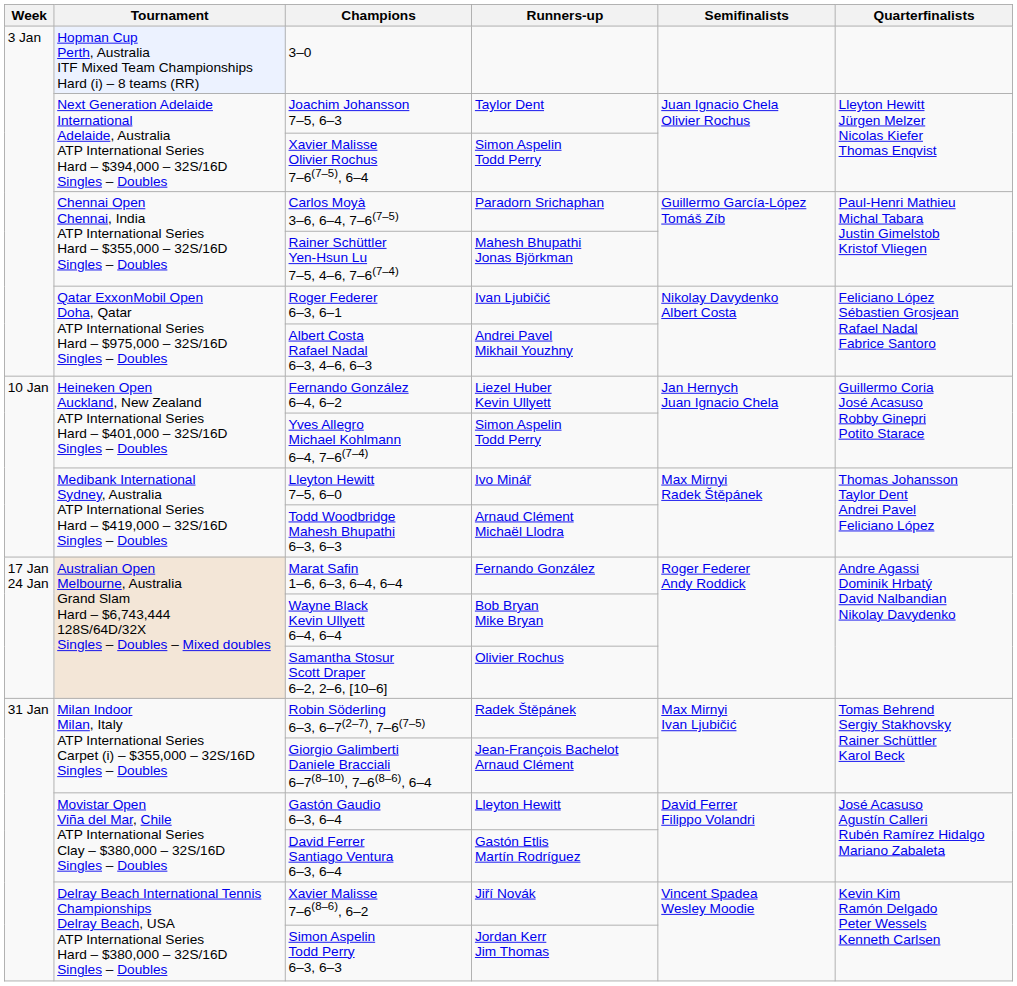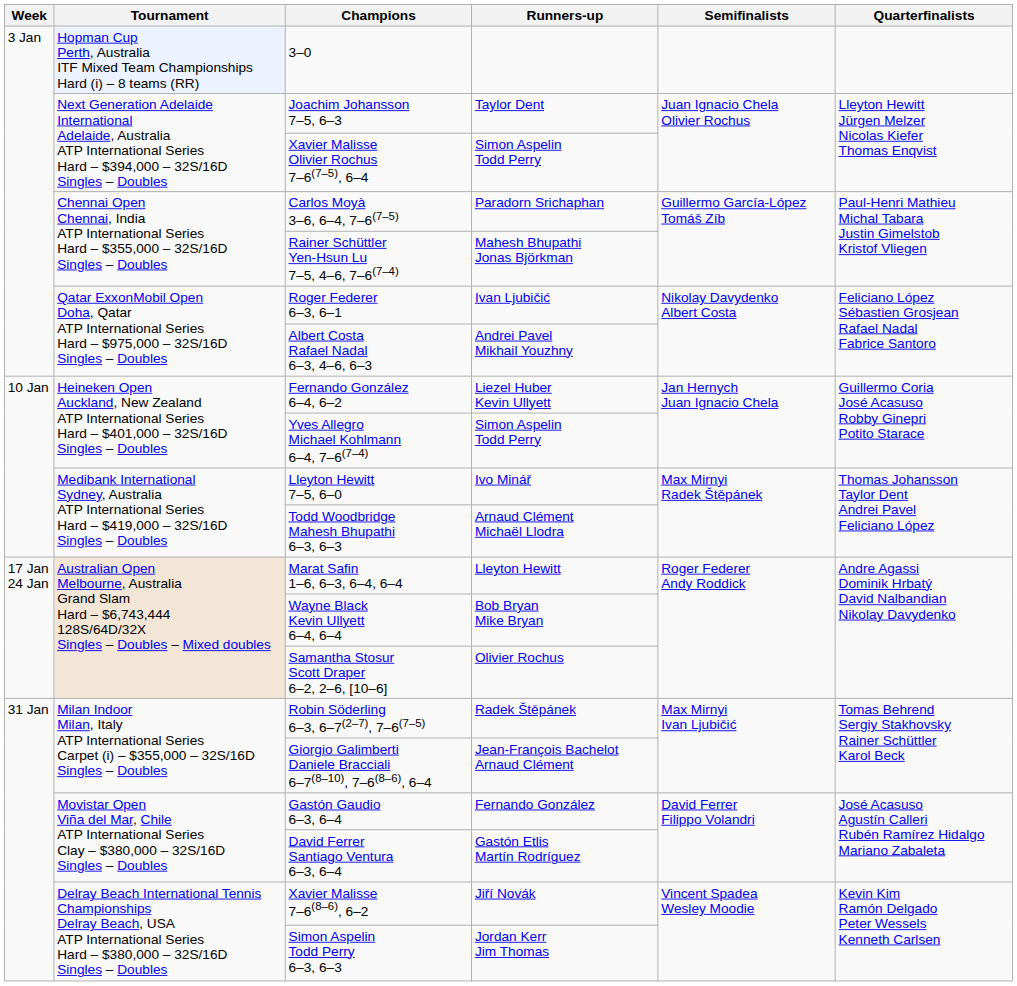(535, 568) Fernando González -> (518, 568) Lleyton Hewitt
(518, 804) Lleyton Hewitt -> (535, 804) Fernando González
